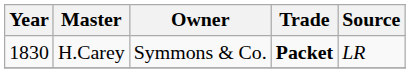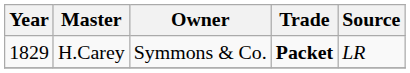(29, 51) 1830 -> (29, 51) 1829
